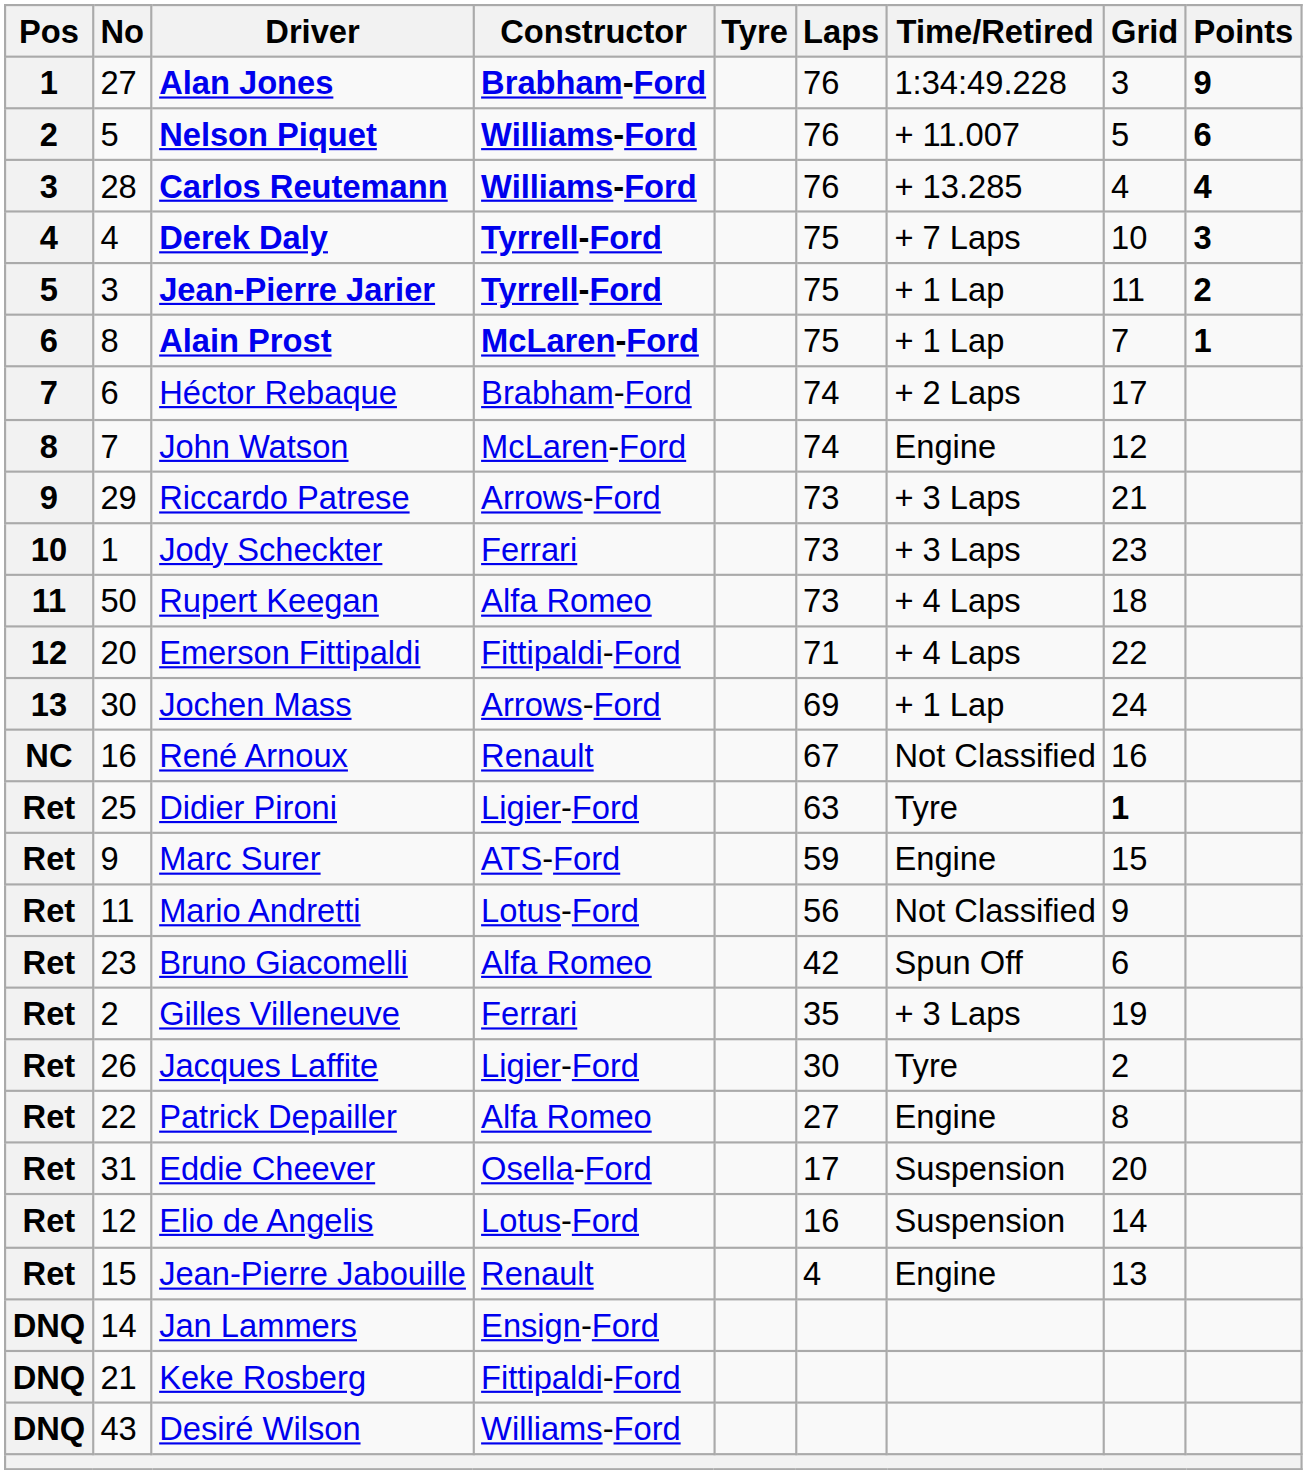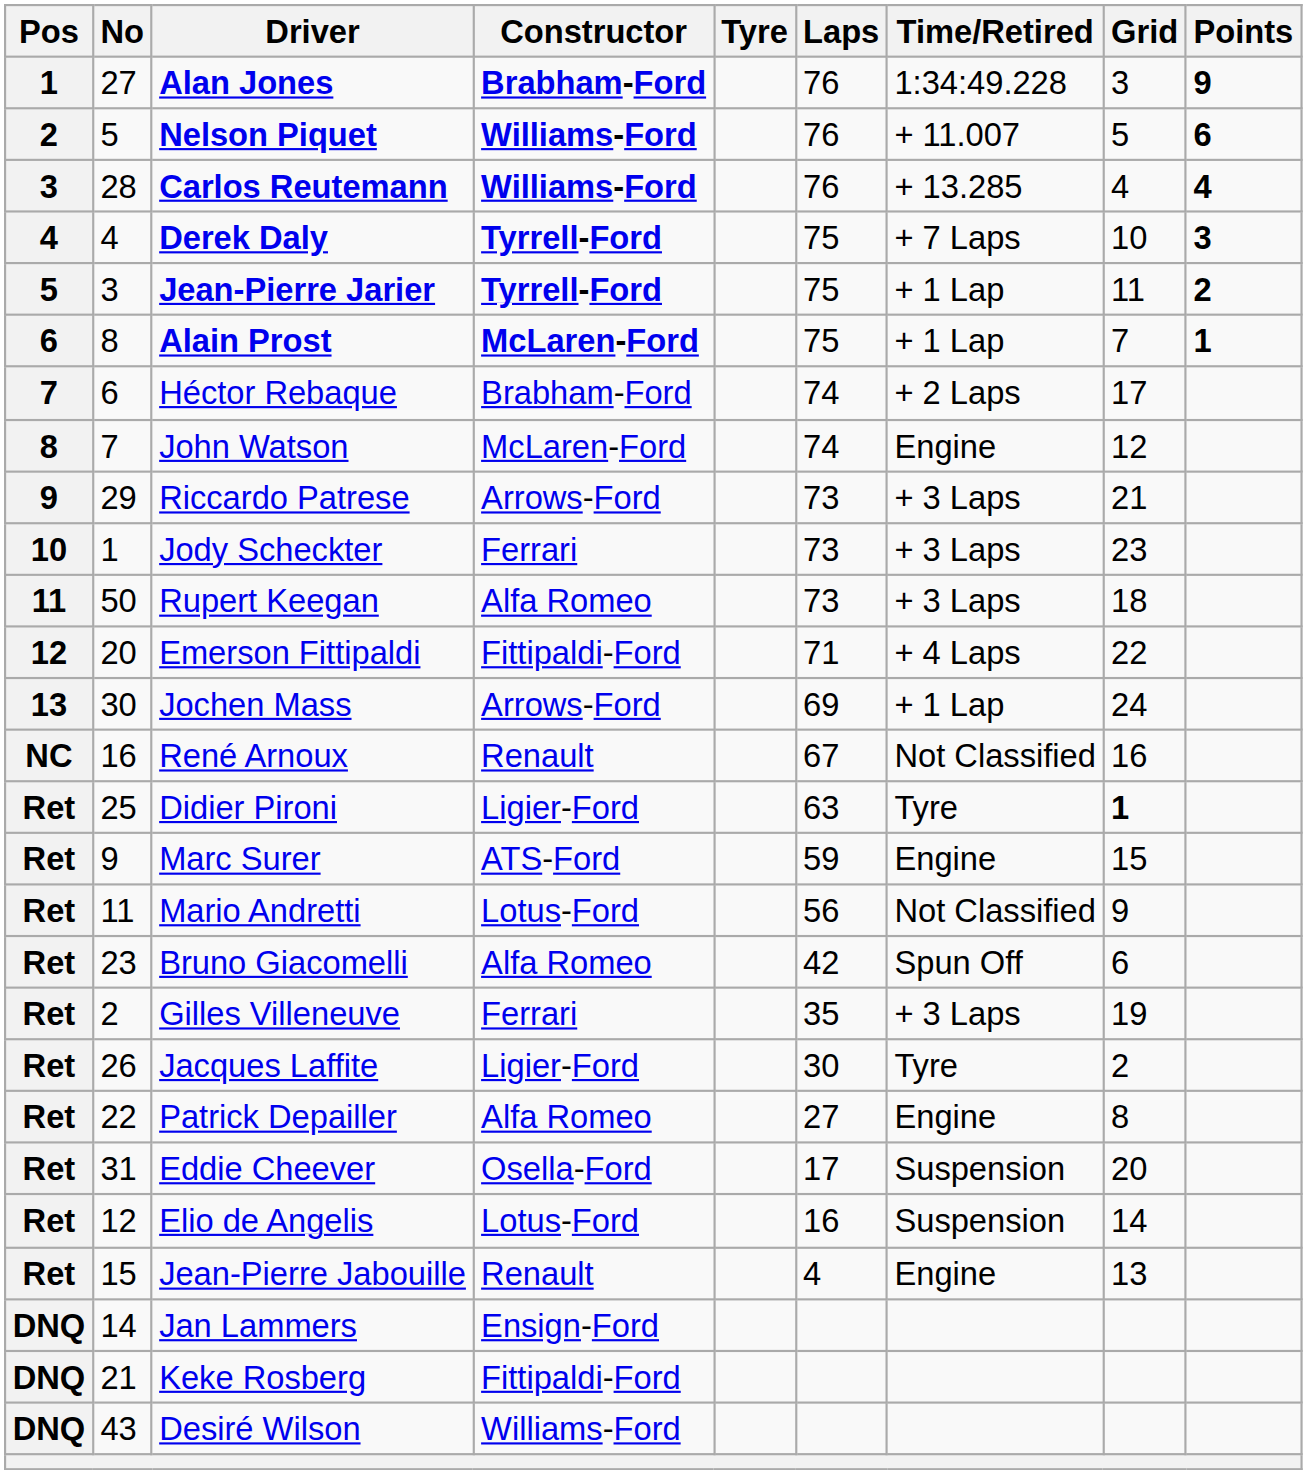(958, 600) + 4 Laps -> (958, 600) + 3 Laps
